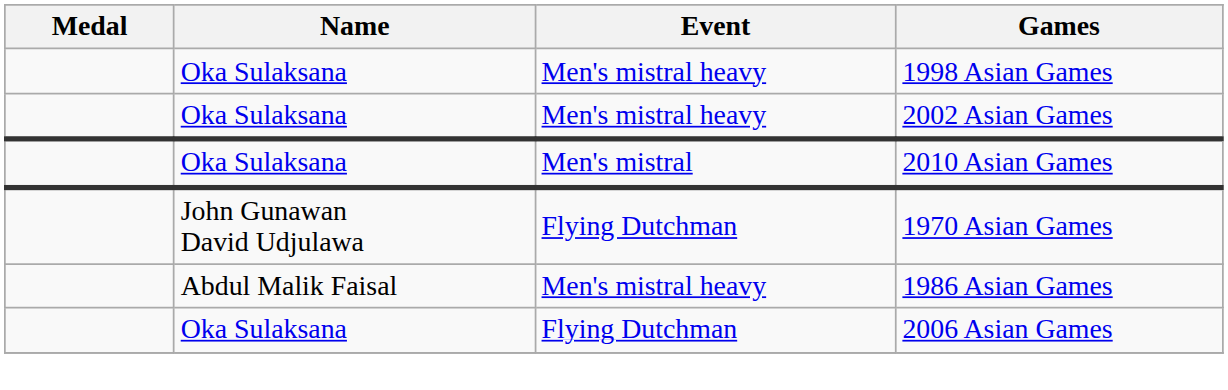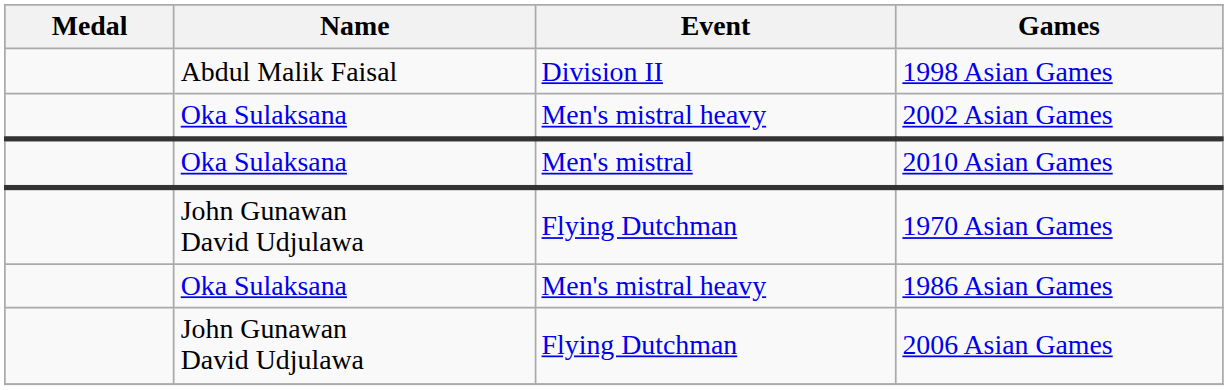(264, 70) Oka Sulaksana -> (289, 70) Abdul Malik Faisal
(654, 70) Men's mistral heavy -> (602, 70) Division II
(289, 285) Abdul Malik Faisal -> (264, 285) Oka Sulaksana
(264, 329) Oka Sulaksana -> (272, 345) John Gunawan David Udjulawa
